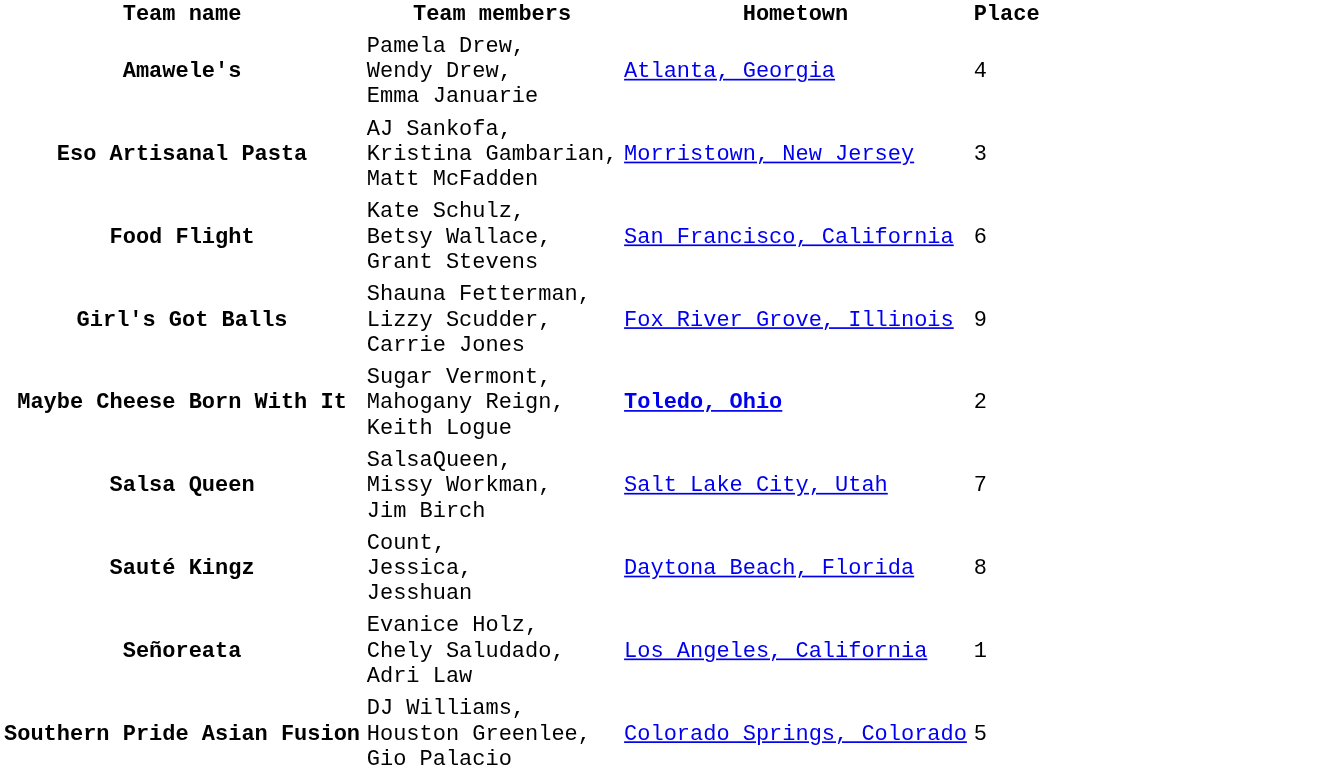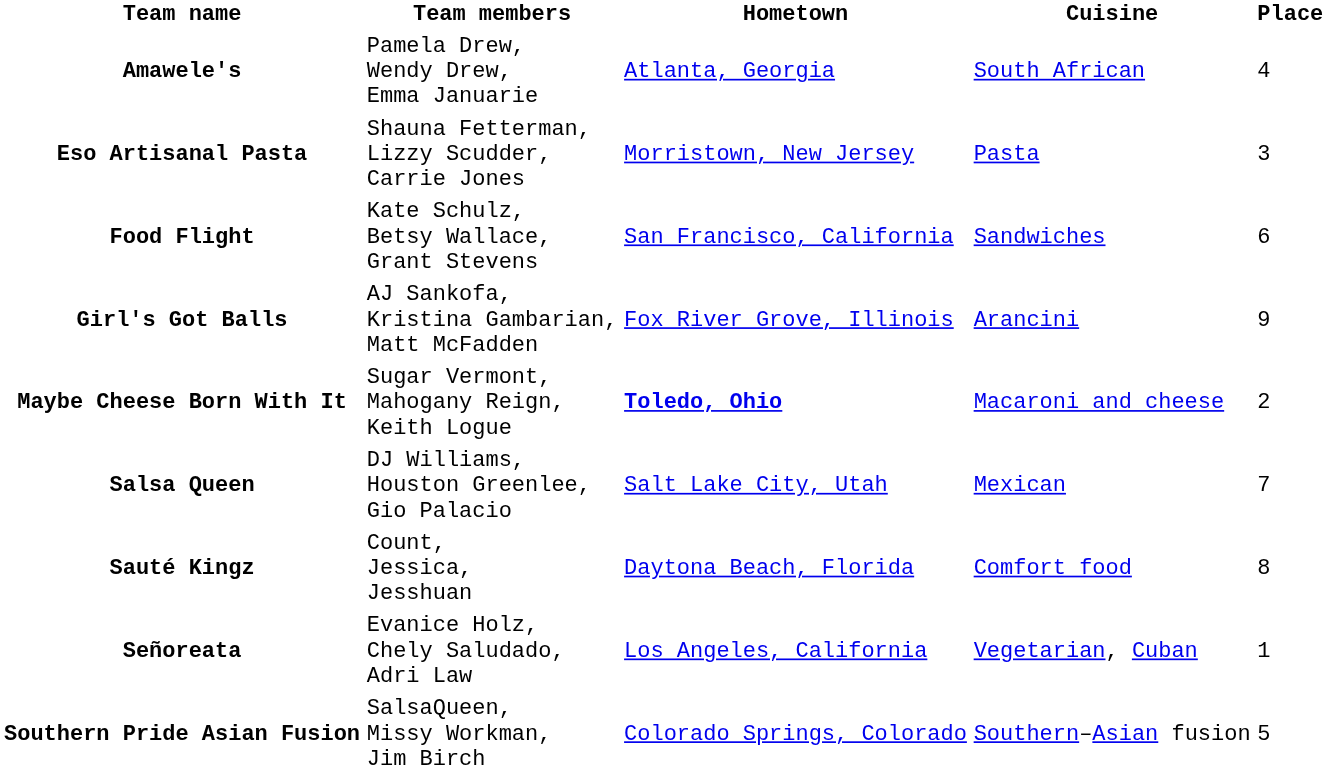+ column: (1112, 14)
(492, 154) AJ Sankofa, Kristina Gambarian, Matt McFadden -> (479, 154) Shauna Fetterman, Lizzy Scudder, Carrie Jones
(479, 320) Shauna Fetterman, Lizzy Scudder, Carrie Jones -> (492, 320) AJ Sankofa, Kristina Gambarian, Matt McFadden
(459, 485) SalsaQueen, Missy Workman, Jim Birch -> (479, 485) DJ Williams, Houston Greenlee, Gio Palacio
(479, 734) DJ Williams, Houston Greenlee, Gio Palacio -> (459, 734) SalsaQueen, Missy Workman, Jim Birch
